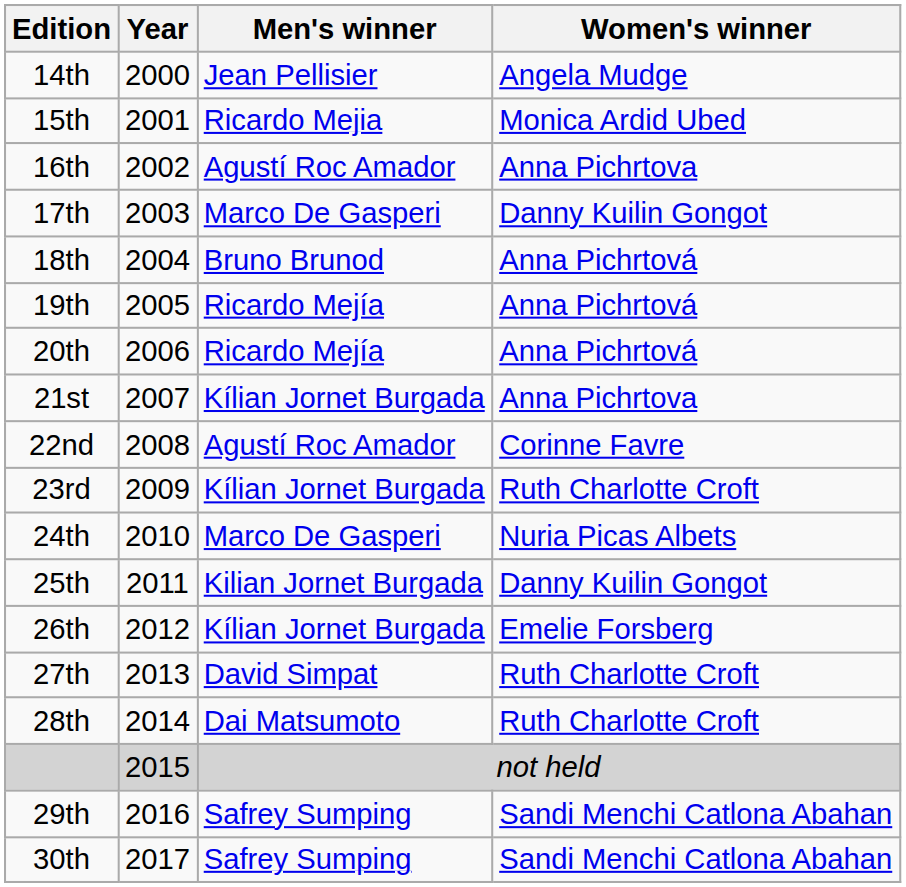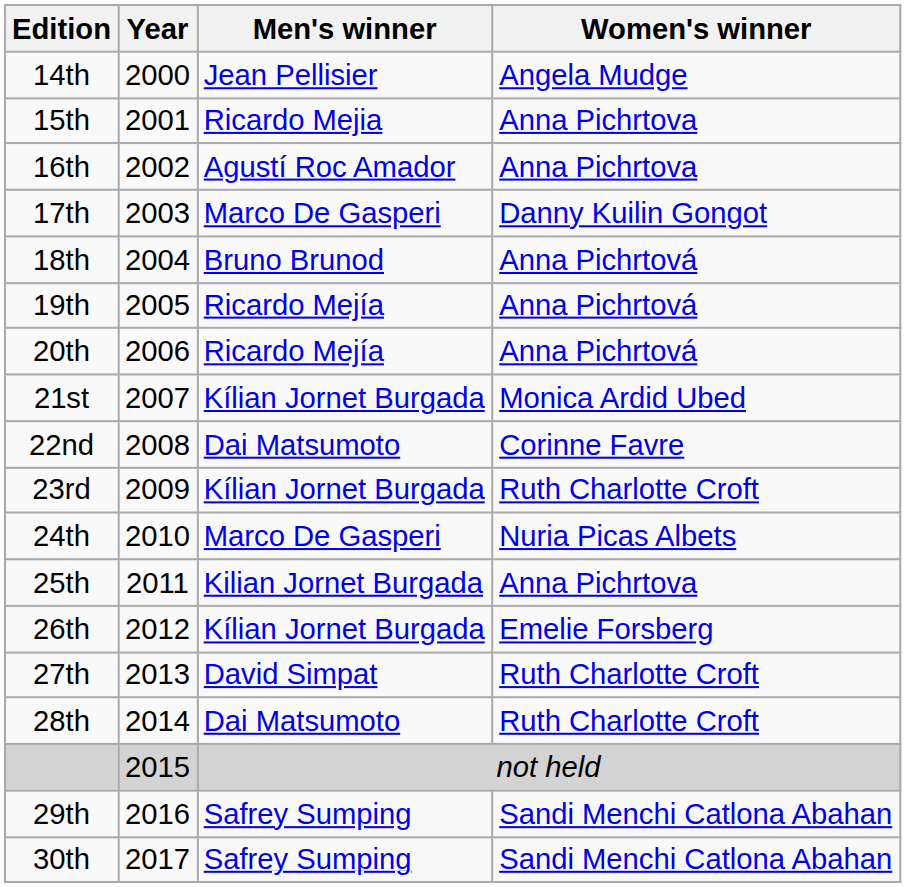(623, 121) Monica Ardid Ubed -> (598, 121) Anna Pichrtova
(598, 398) Anna Pichrtova -> (623, 398) Monica Ardid Ubed
(330, 444) Agustí Roc Amador -> (302, 444) Dai Matsumoto
(633, 583) Danny Kuilin Gongot -> (598, 583) Anna Pichrtova
